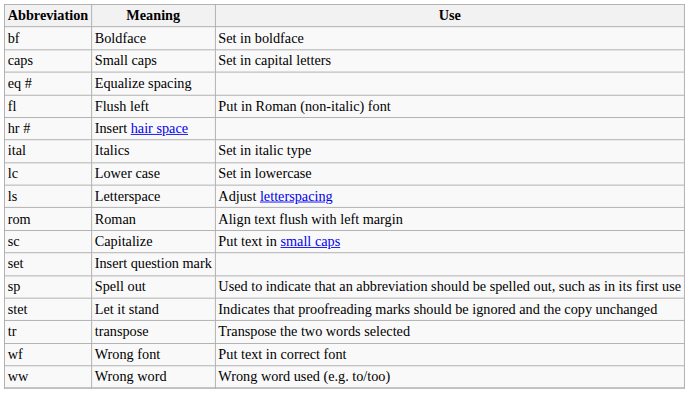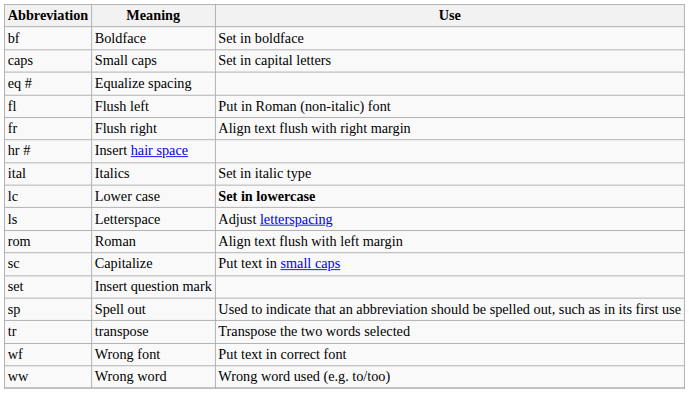+ row: (12, 128)
(265, 173) normal -> (267, 196) bold
- row: (18, 309)
